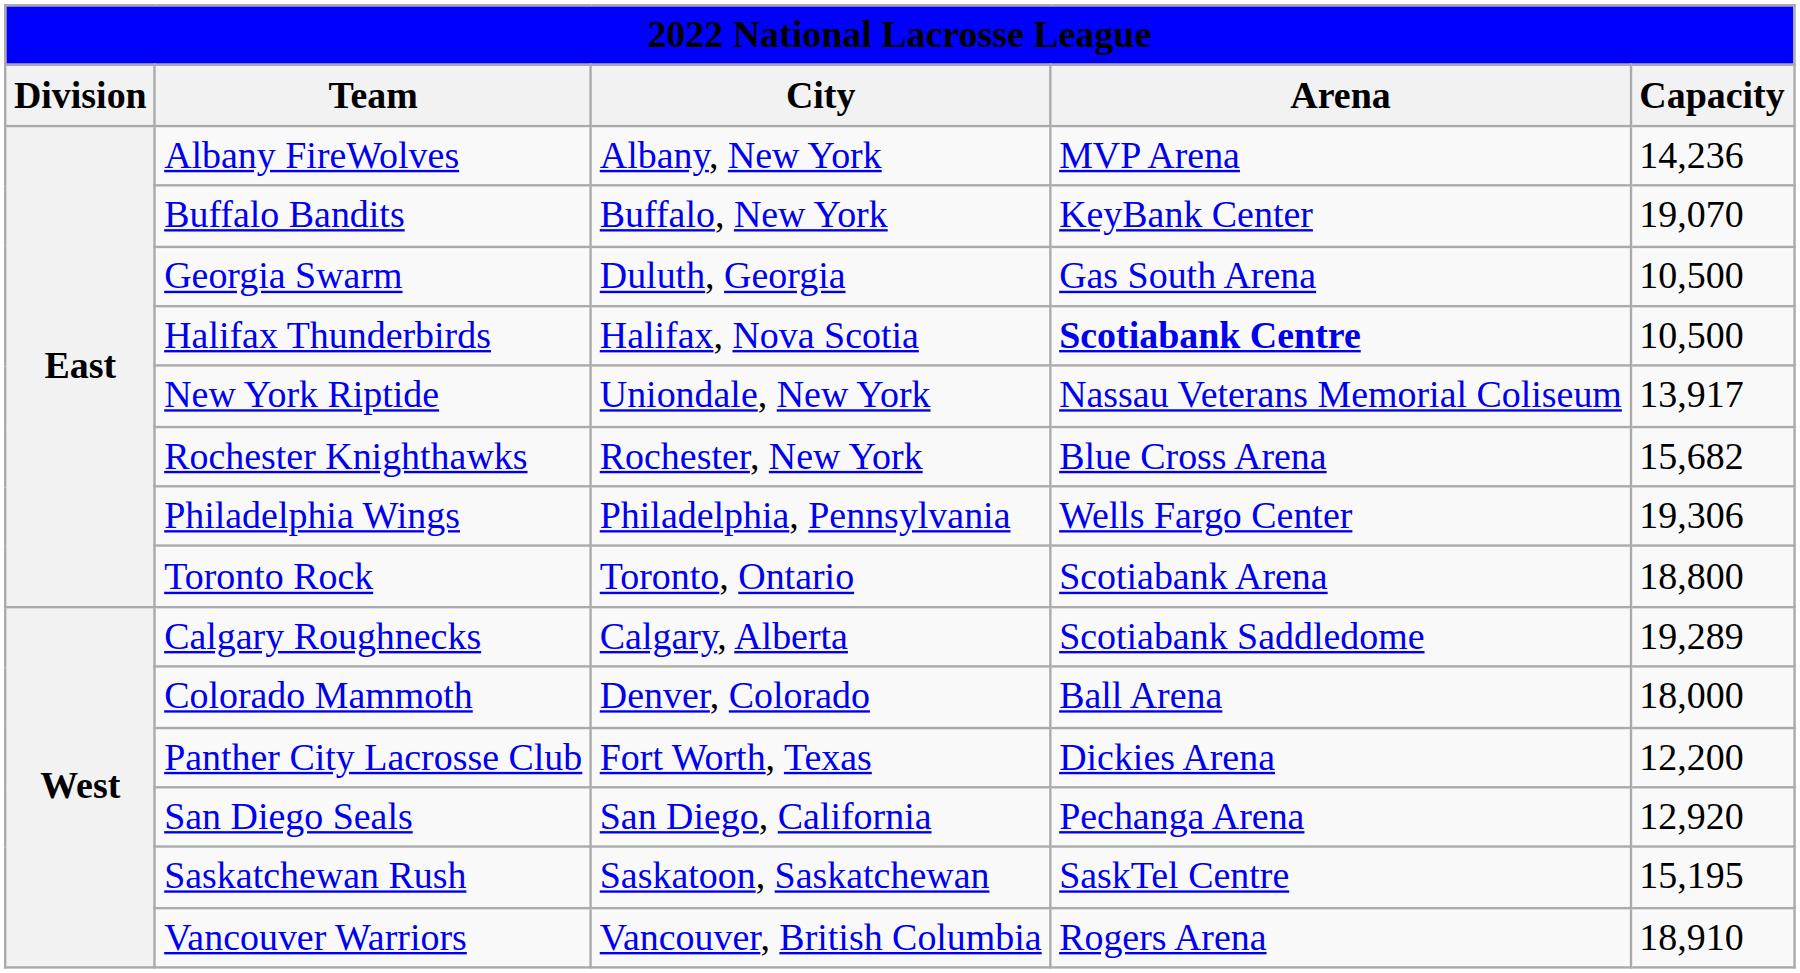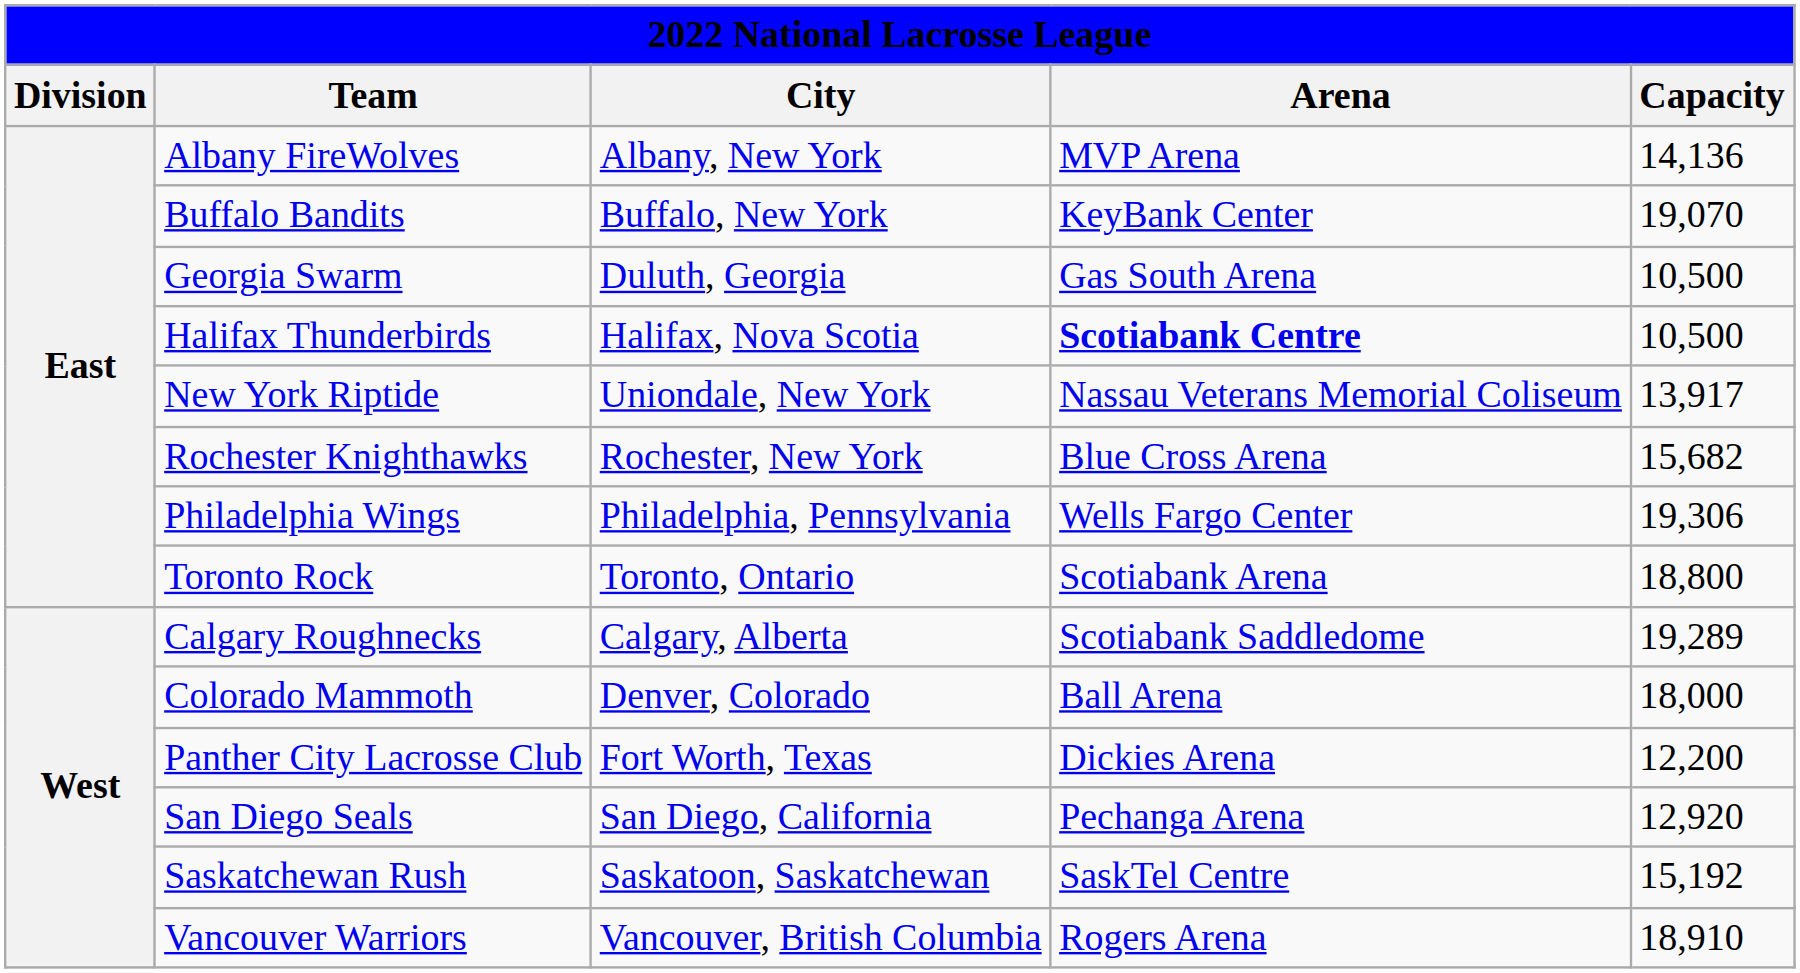(1691, 154) 14,236 -> (1691, 154) 14,136
(1691, 876) 15,195 -> (1691, 876) 15,192
